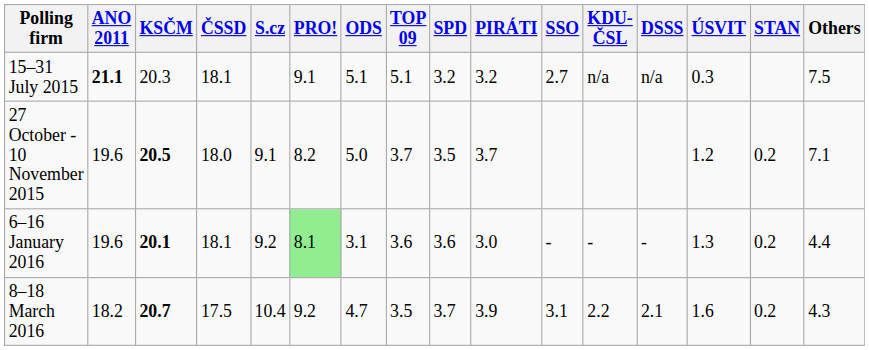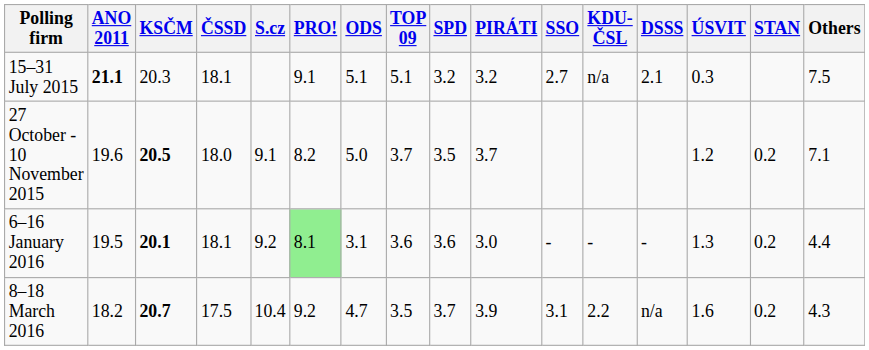(652, 76) n/a -> (652, 76) 2.1
(107, 242) 19.6 -> (107, 242) 19.5
(652, 311) 2.1 -> (652, 311) n/a
